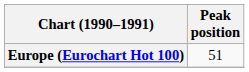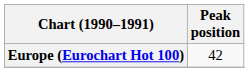(215, 55) 51 -> (215, 55) 42
